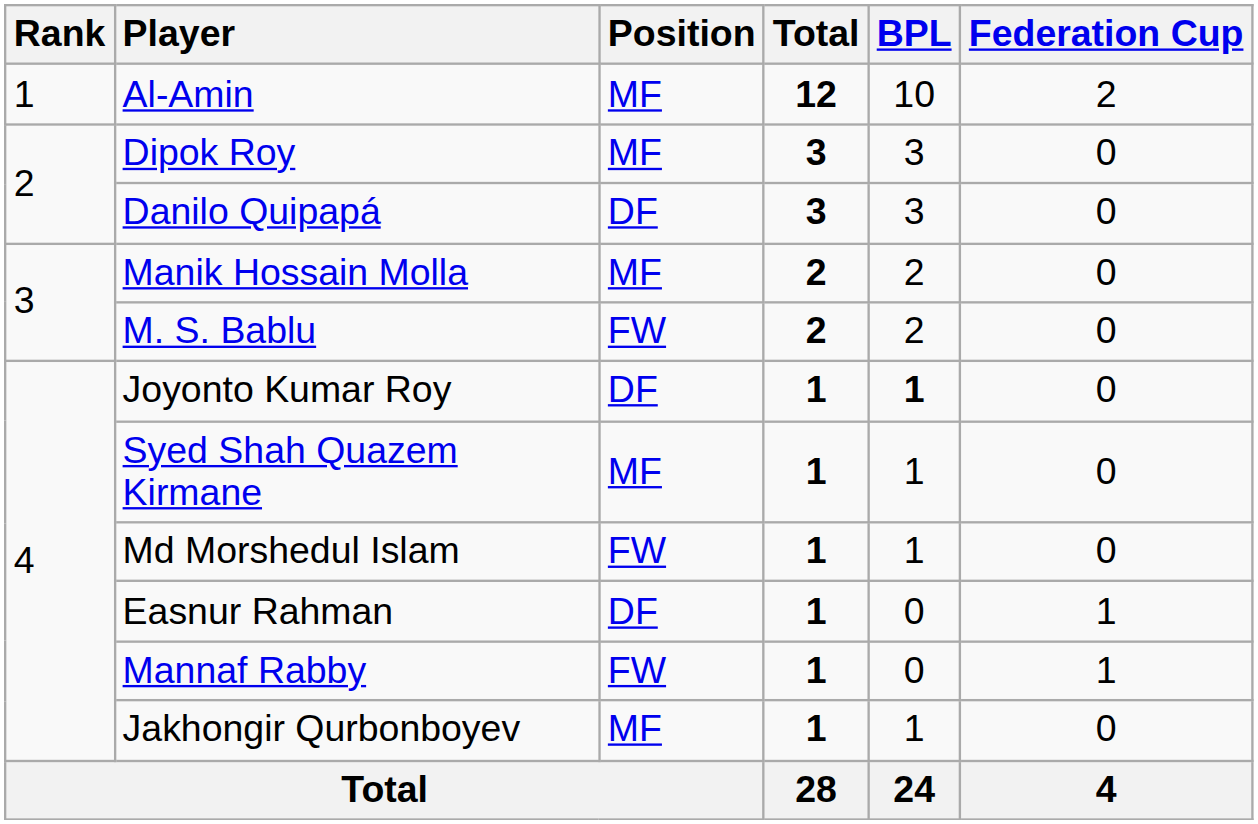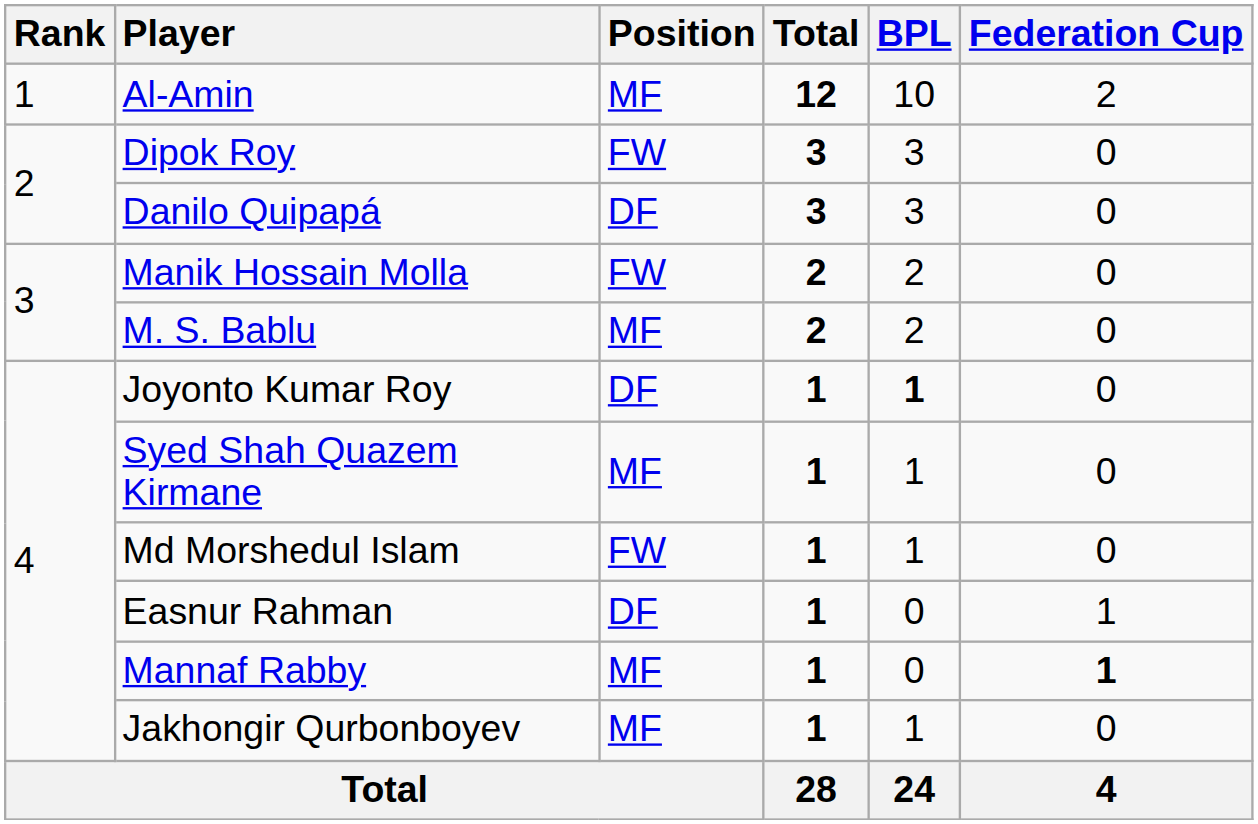(635, 152) MF -> (637, 152) FW
(635, 271) MF -> (637, 271) FW
(637, 331) FW -> (635, 331) MF
(637, 670) FW -> (635, 670) MF
(1106, 670) normal -> (1106, 670) bold
